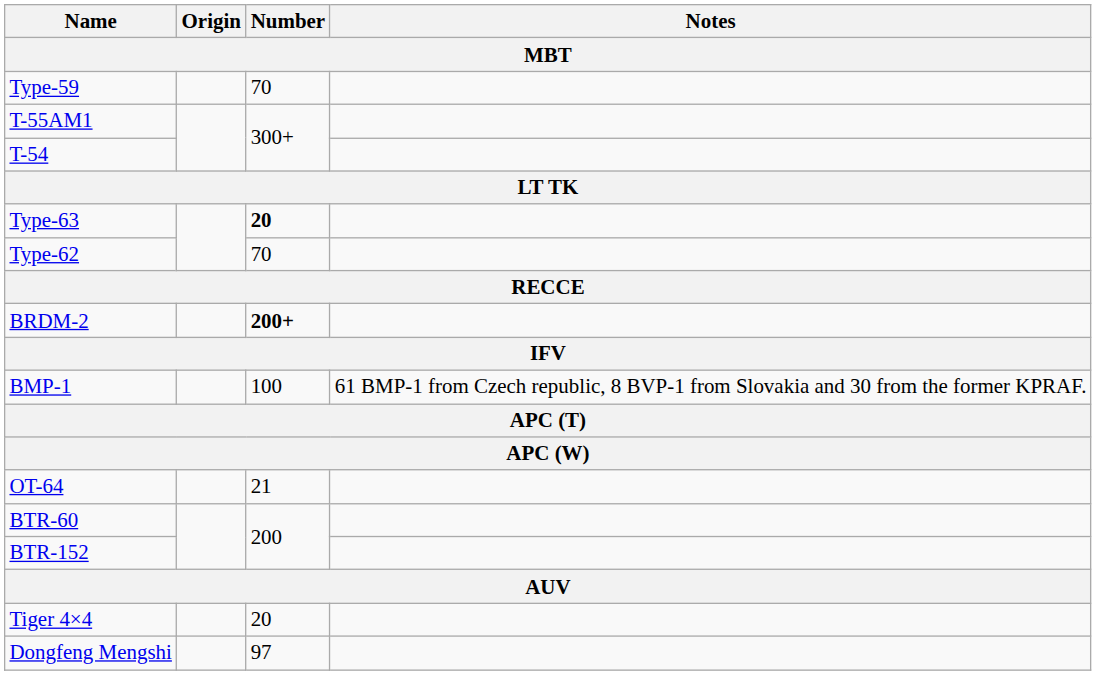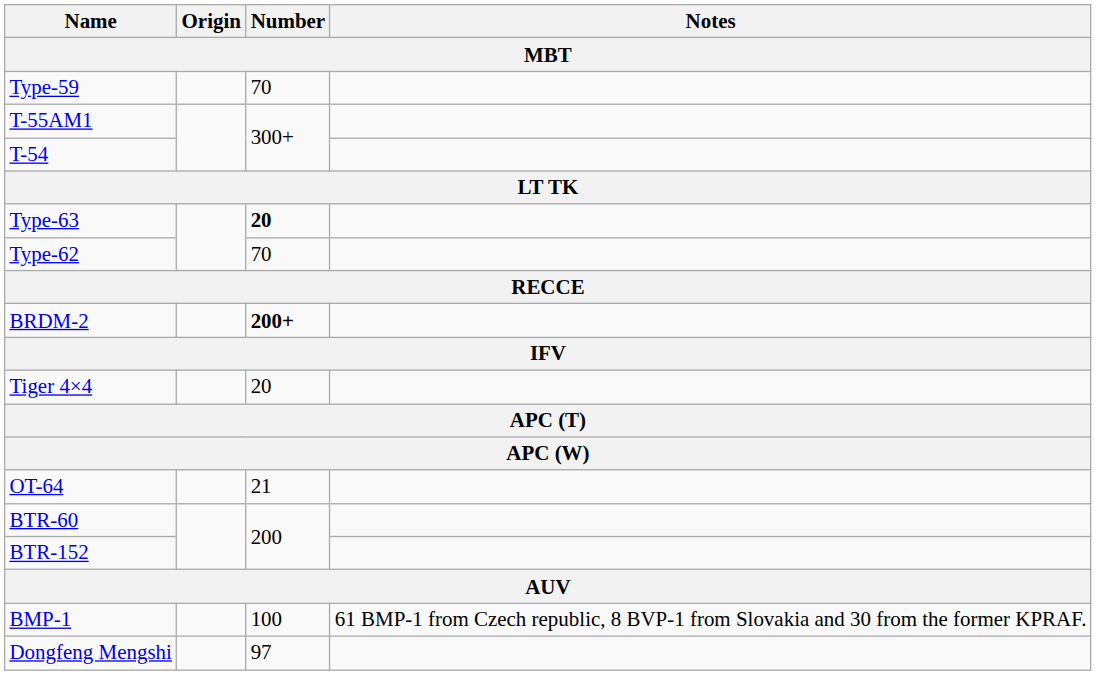rows swapped: (40, 386) <-> (51, 619)
